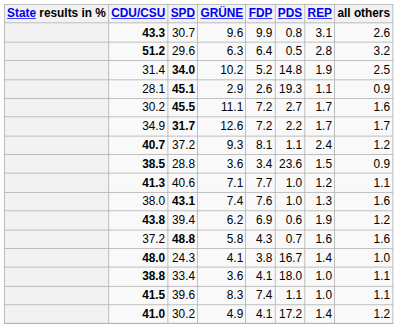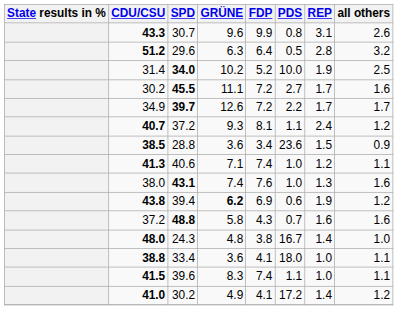(291, 70) 14.8 -> (291, 70) 10.0
- row: (154, 88)
(183, 126) 31.7 -> (183, 107) 39.7
(264, 182) 7.7 -> (264, 164) 7.4
(235, 220) normal -> (235, 201) bold
(235, 257) 4.1 -> (235, 239) 4.8
